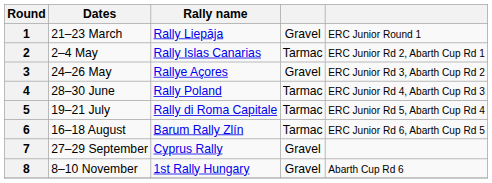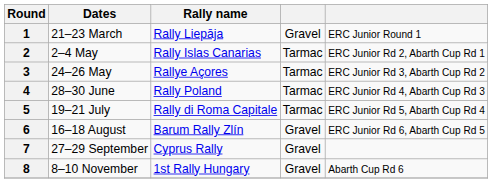(303, 72) Gravel -> (303, 72) Tarmac
(303, 130) Tarmac -> (303, 130) Gravel
